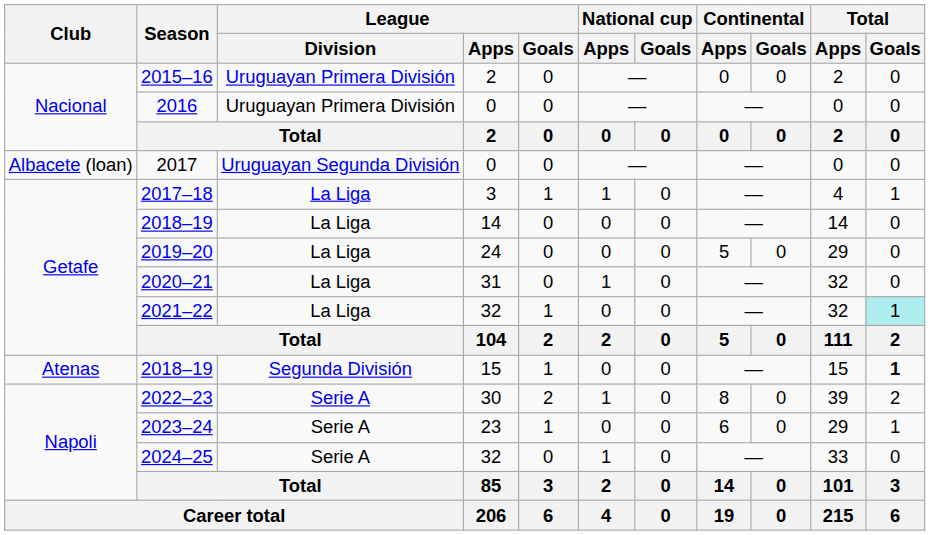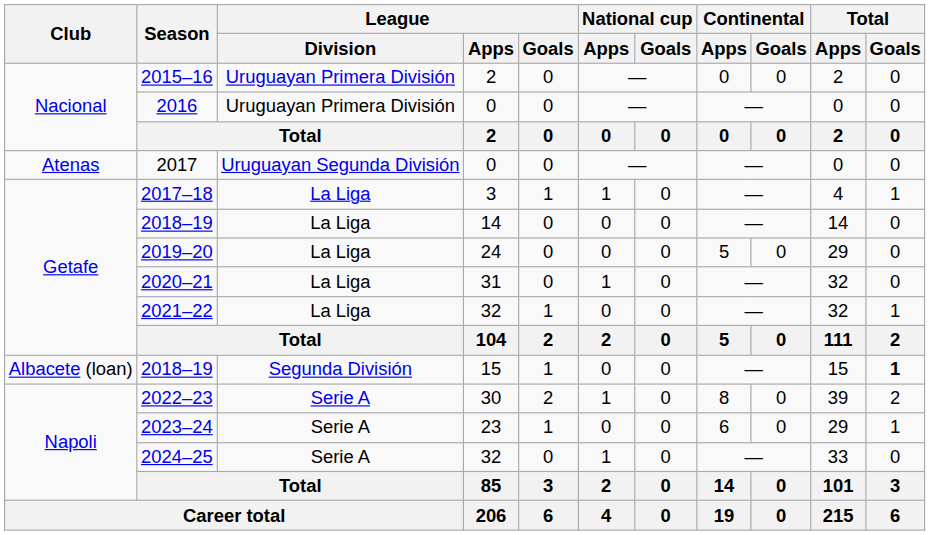(71, 164) Albacete (loan) -> (71, 164) Atenas
(895, 310) paleturquoise background -> (895, 310) no background
(71, 369) Atenas -> (71, 369) Albacete (loan)
